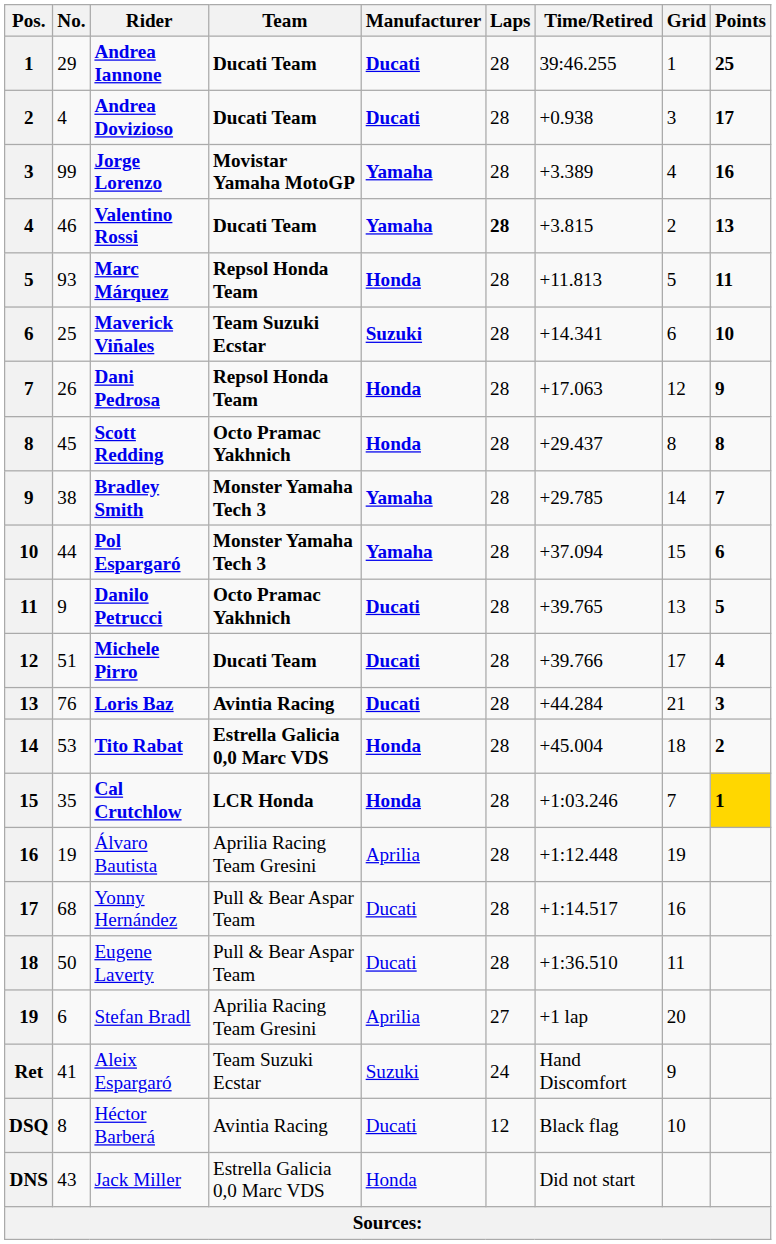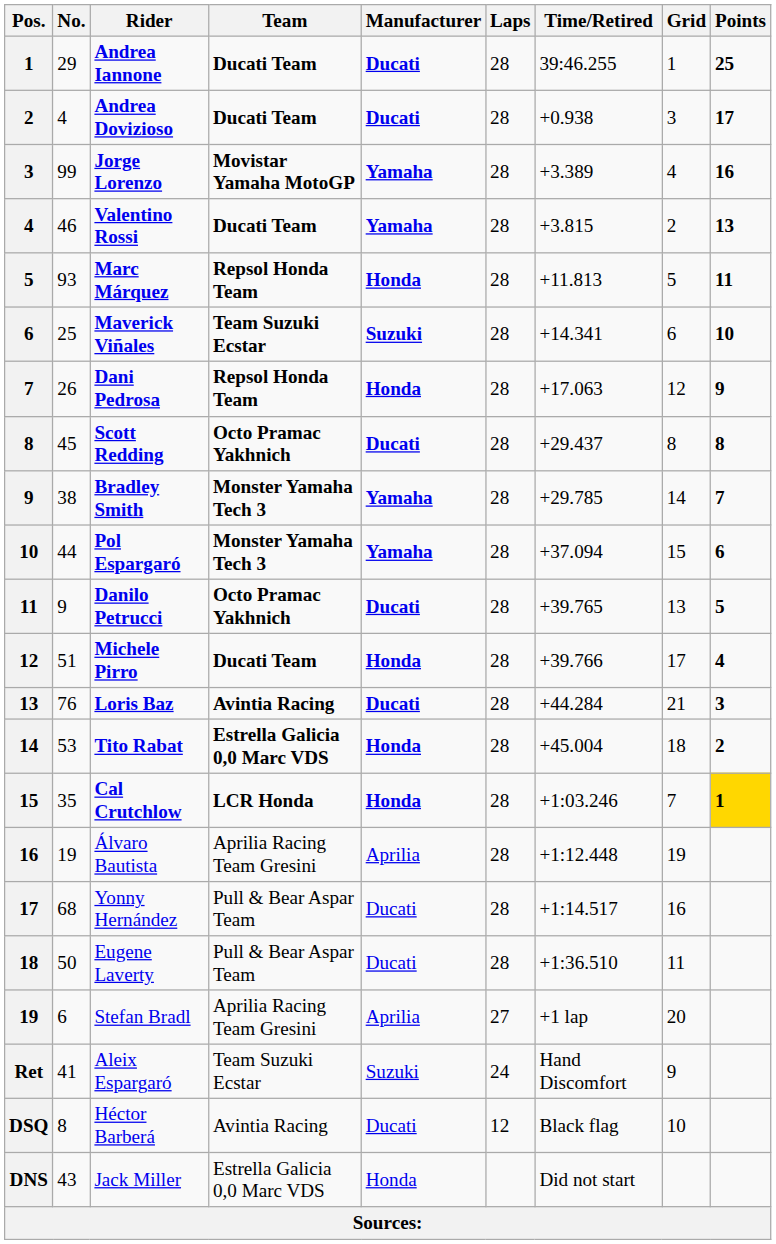(500, 226) bold -> (500, 226) normal
(393, 443) Honda -> (393, 443) Ducati
(393, 660) Ducati -> (393, 660) Honda
